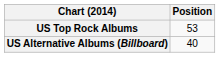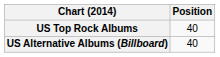(192, 28) 53 -> (192, 28) 40
